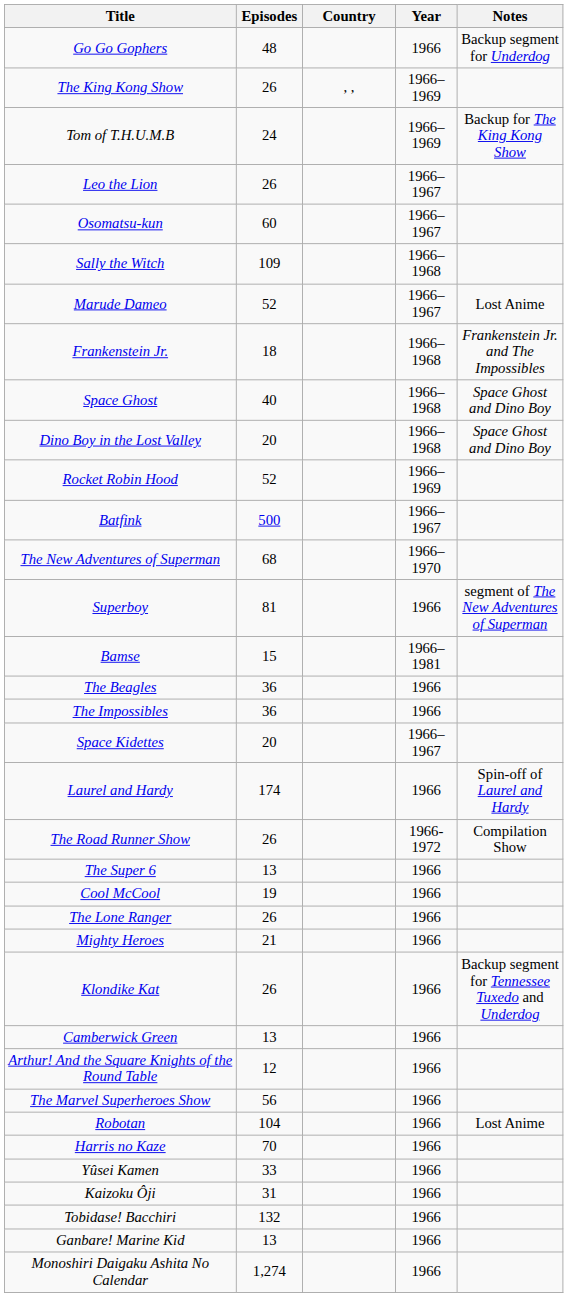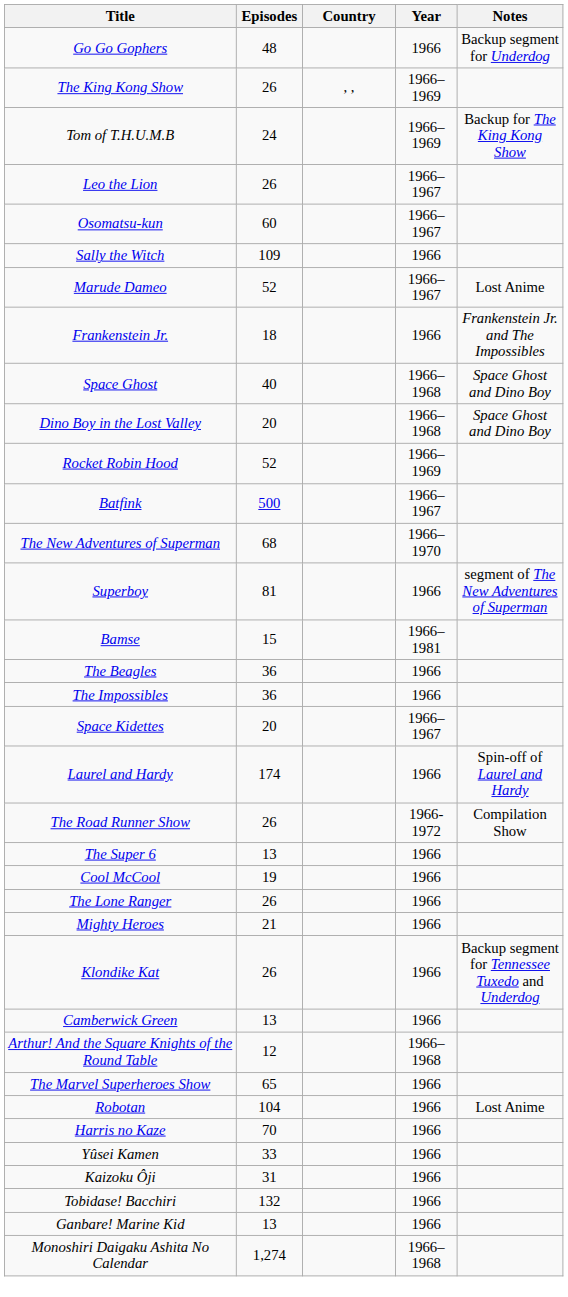(426, 263) 1966–1968 -> (426, 255) 1966
(426, 351) 1966–1968 -> (426, 335) 1966
(426, 1068) 1966 -> (426, 1052) 1966–1968
(269, 1100) 56 -> (269, 1083) 65
(426, 1272) 1966 -> (426, 1255) 1966–1968
